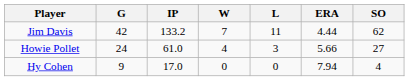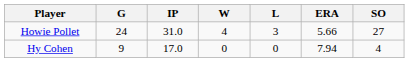- row: (50, 31)
(173, 48) 61.0 -> (173, 31) 31.0
